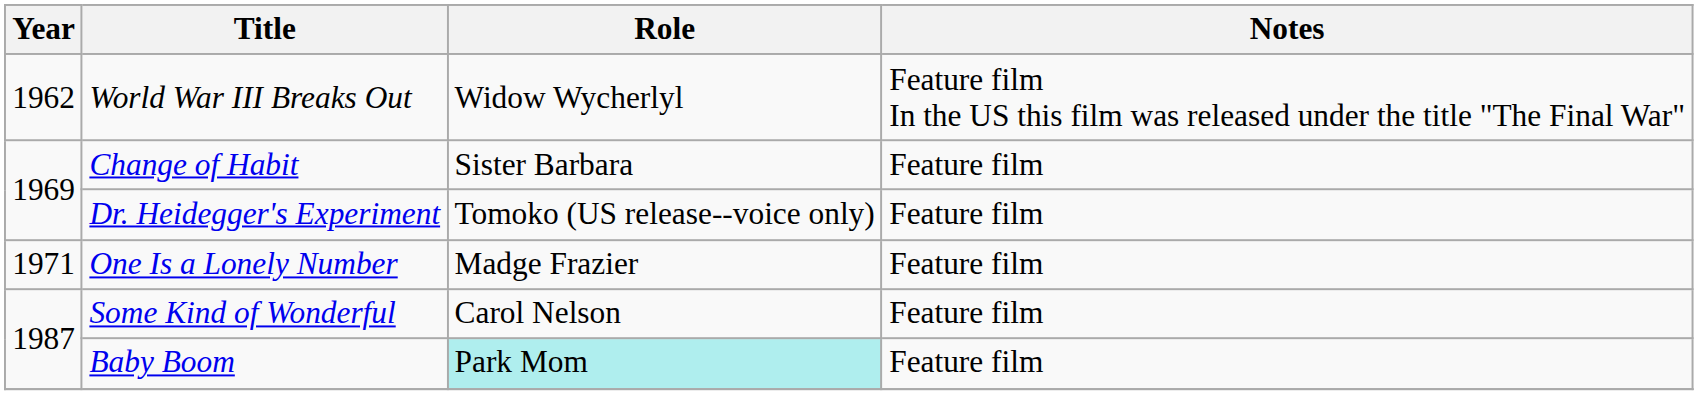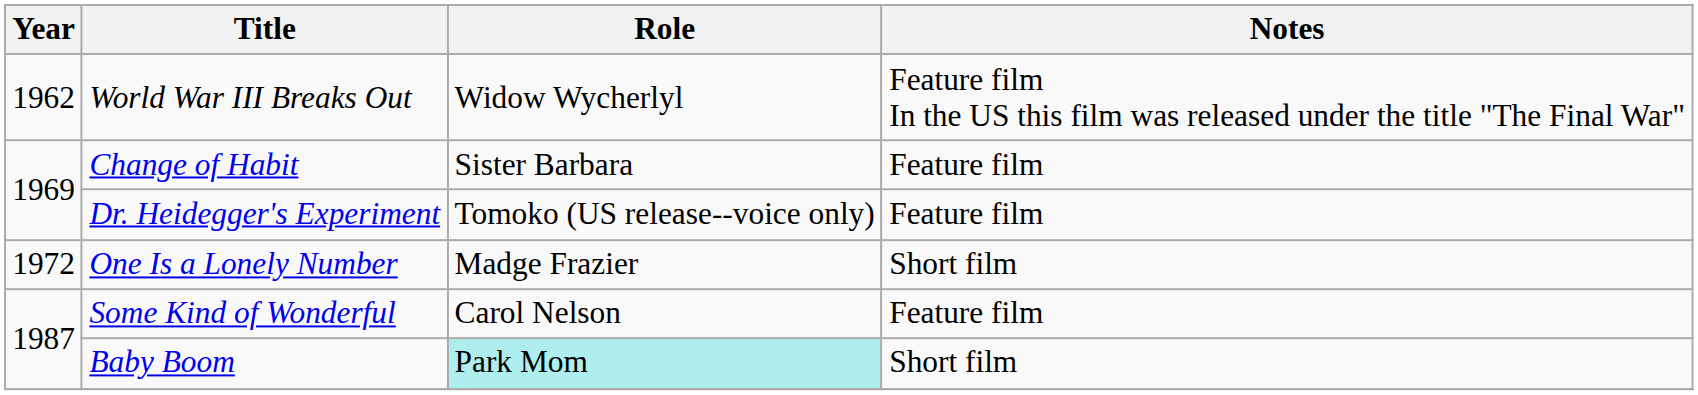(44, 263) 1971 -> (44, 263) 1972
(966, 263) Feature film -> (953, 263) Short film
(966, 363) Feature film -> (953, 363) Short film
